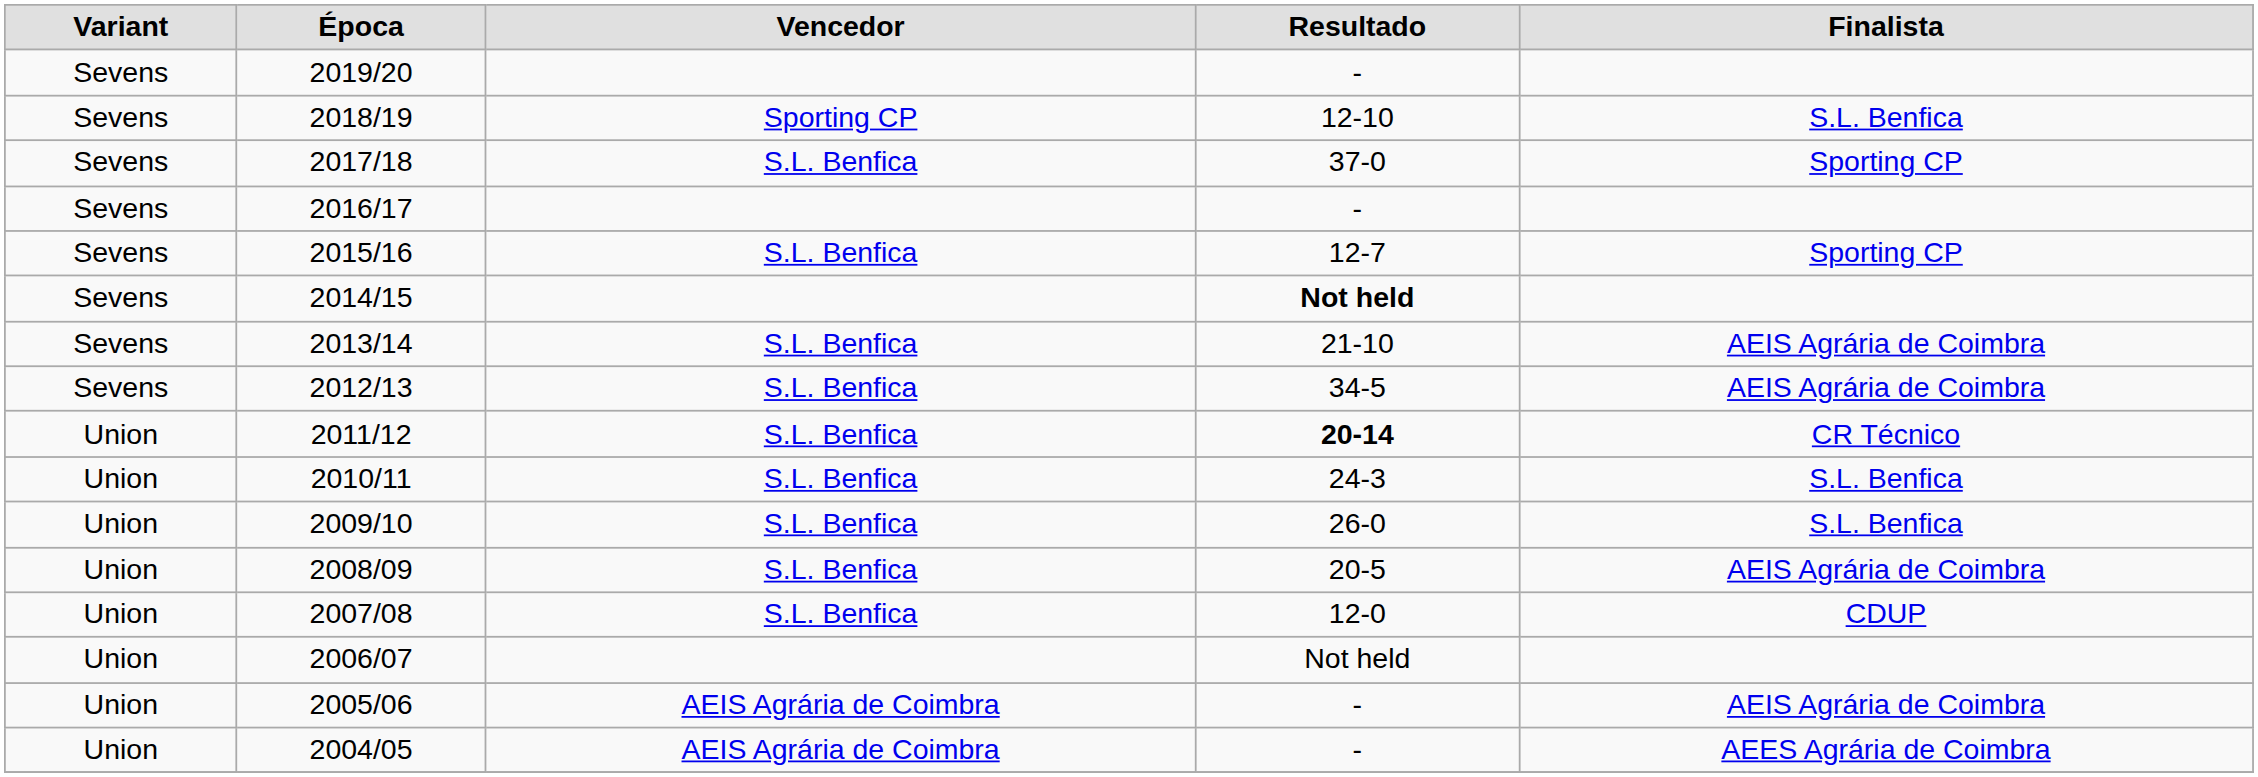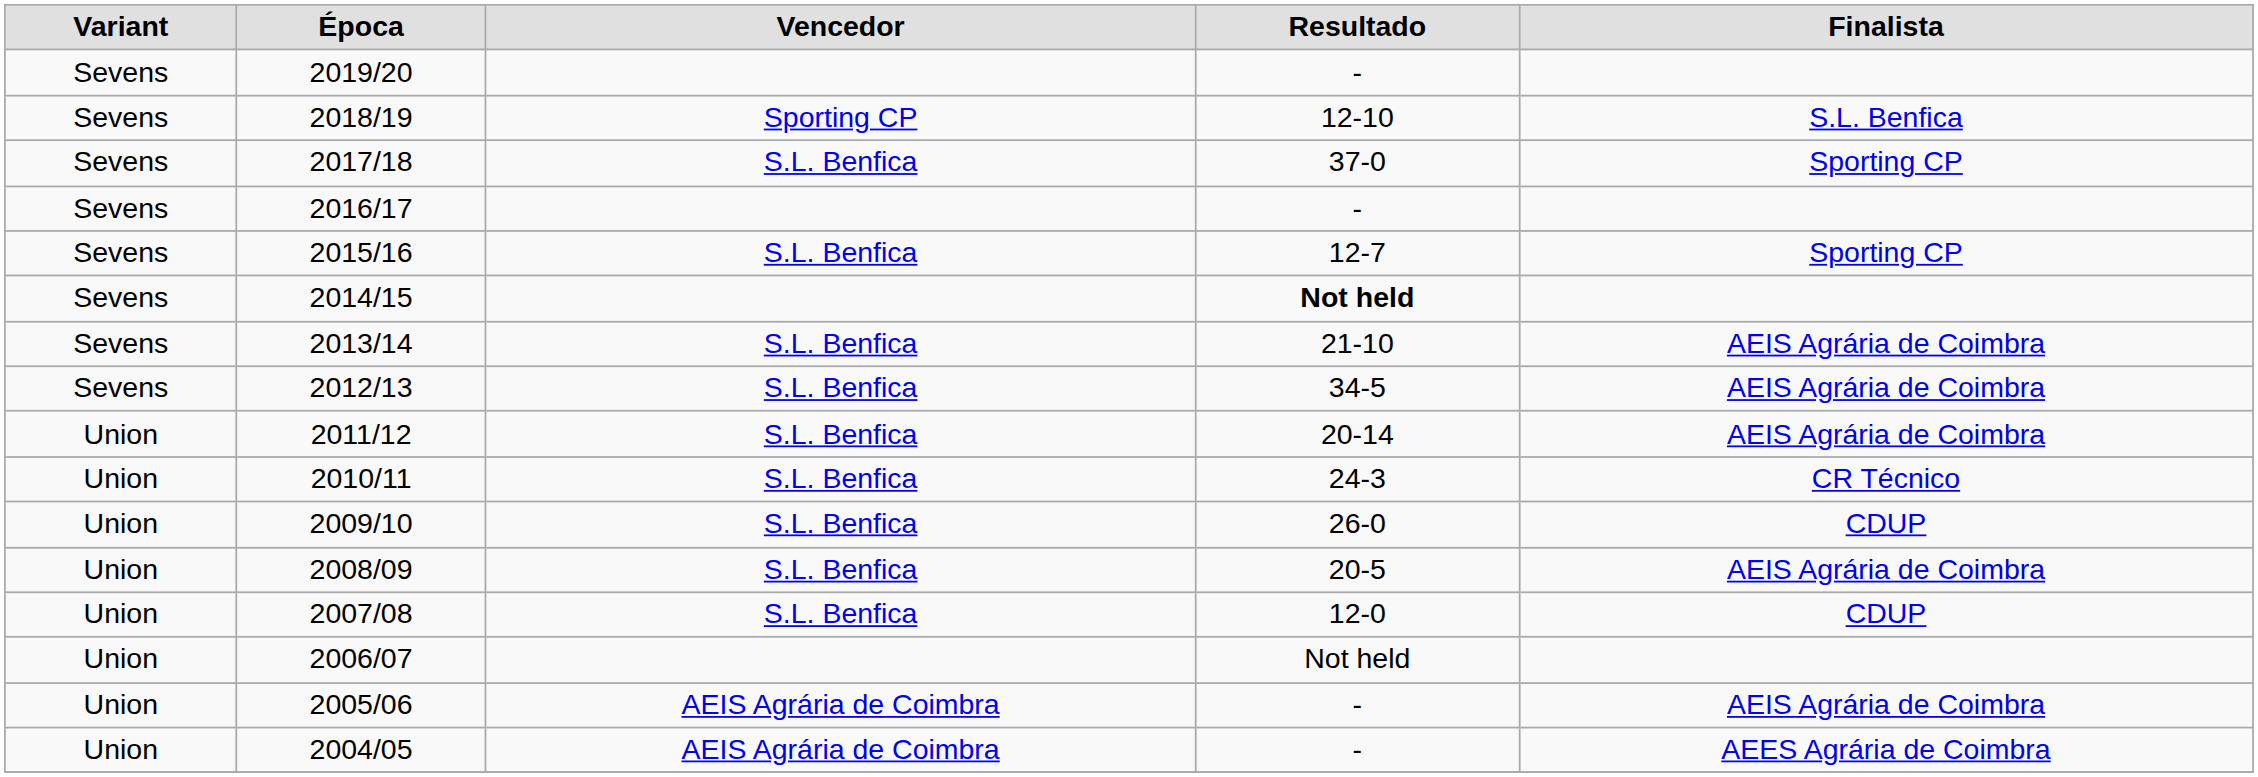(1357, 433) bold -> (1357, 433) normal
(1886, 433) CR Técnico -> (1886, 433) AEIS Agrária de Coimbra
(1886, 478) S.L. Benfica -> (1886, 478) CR Técnico
(1886, 523) S.L. Benfica -> (1886, 523) CDUP
